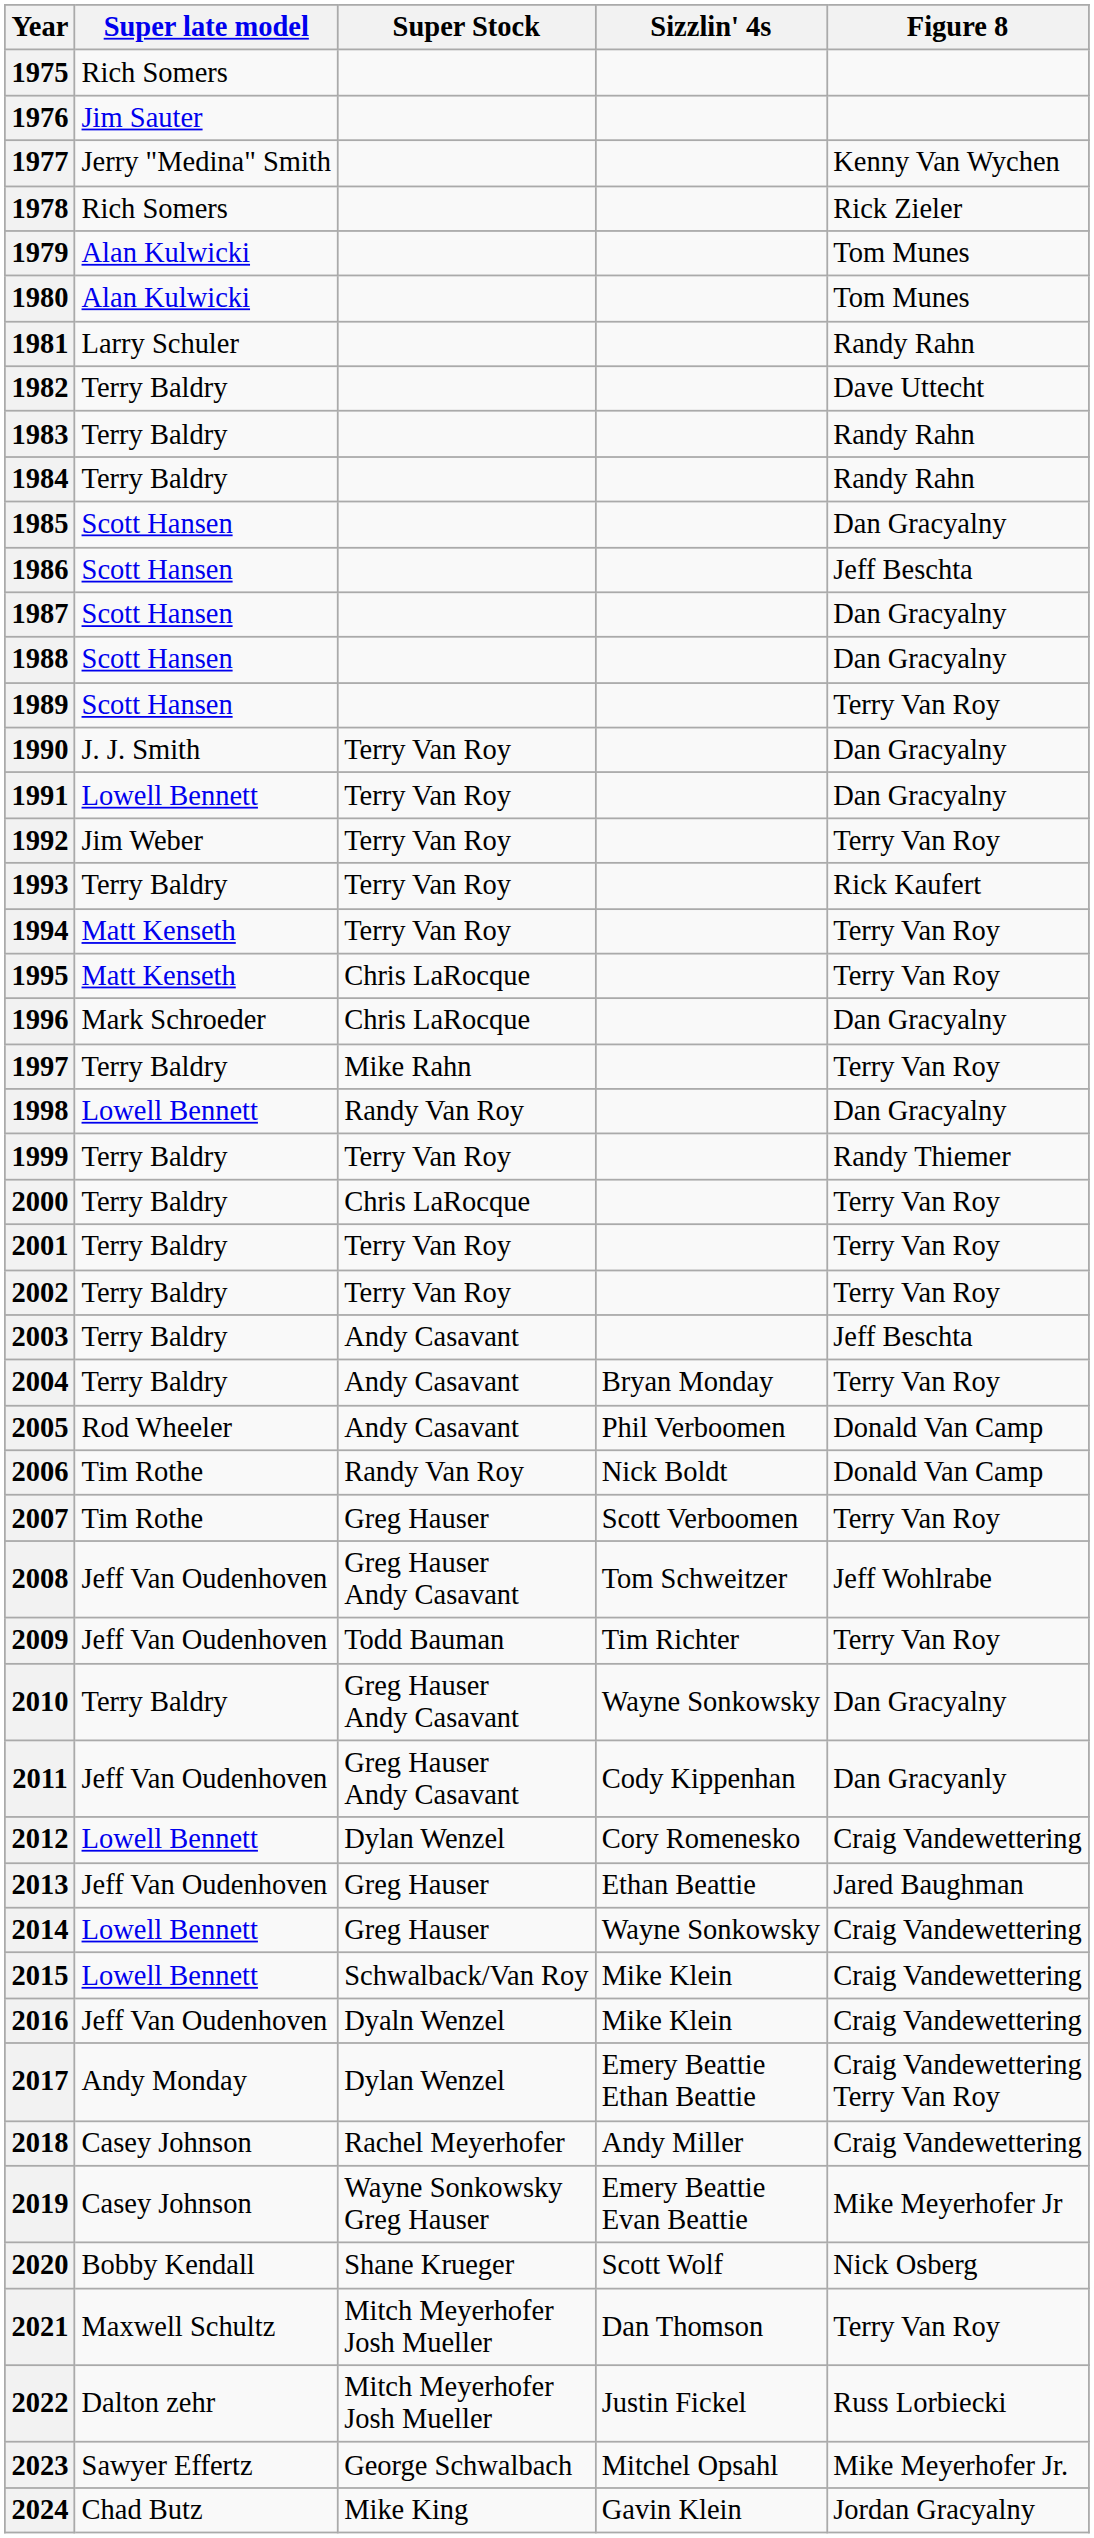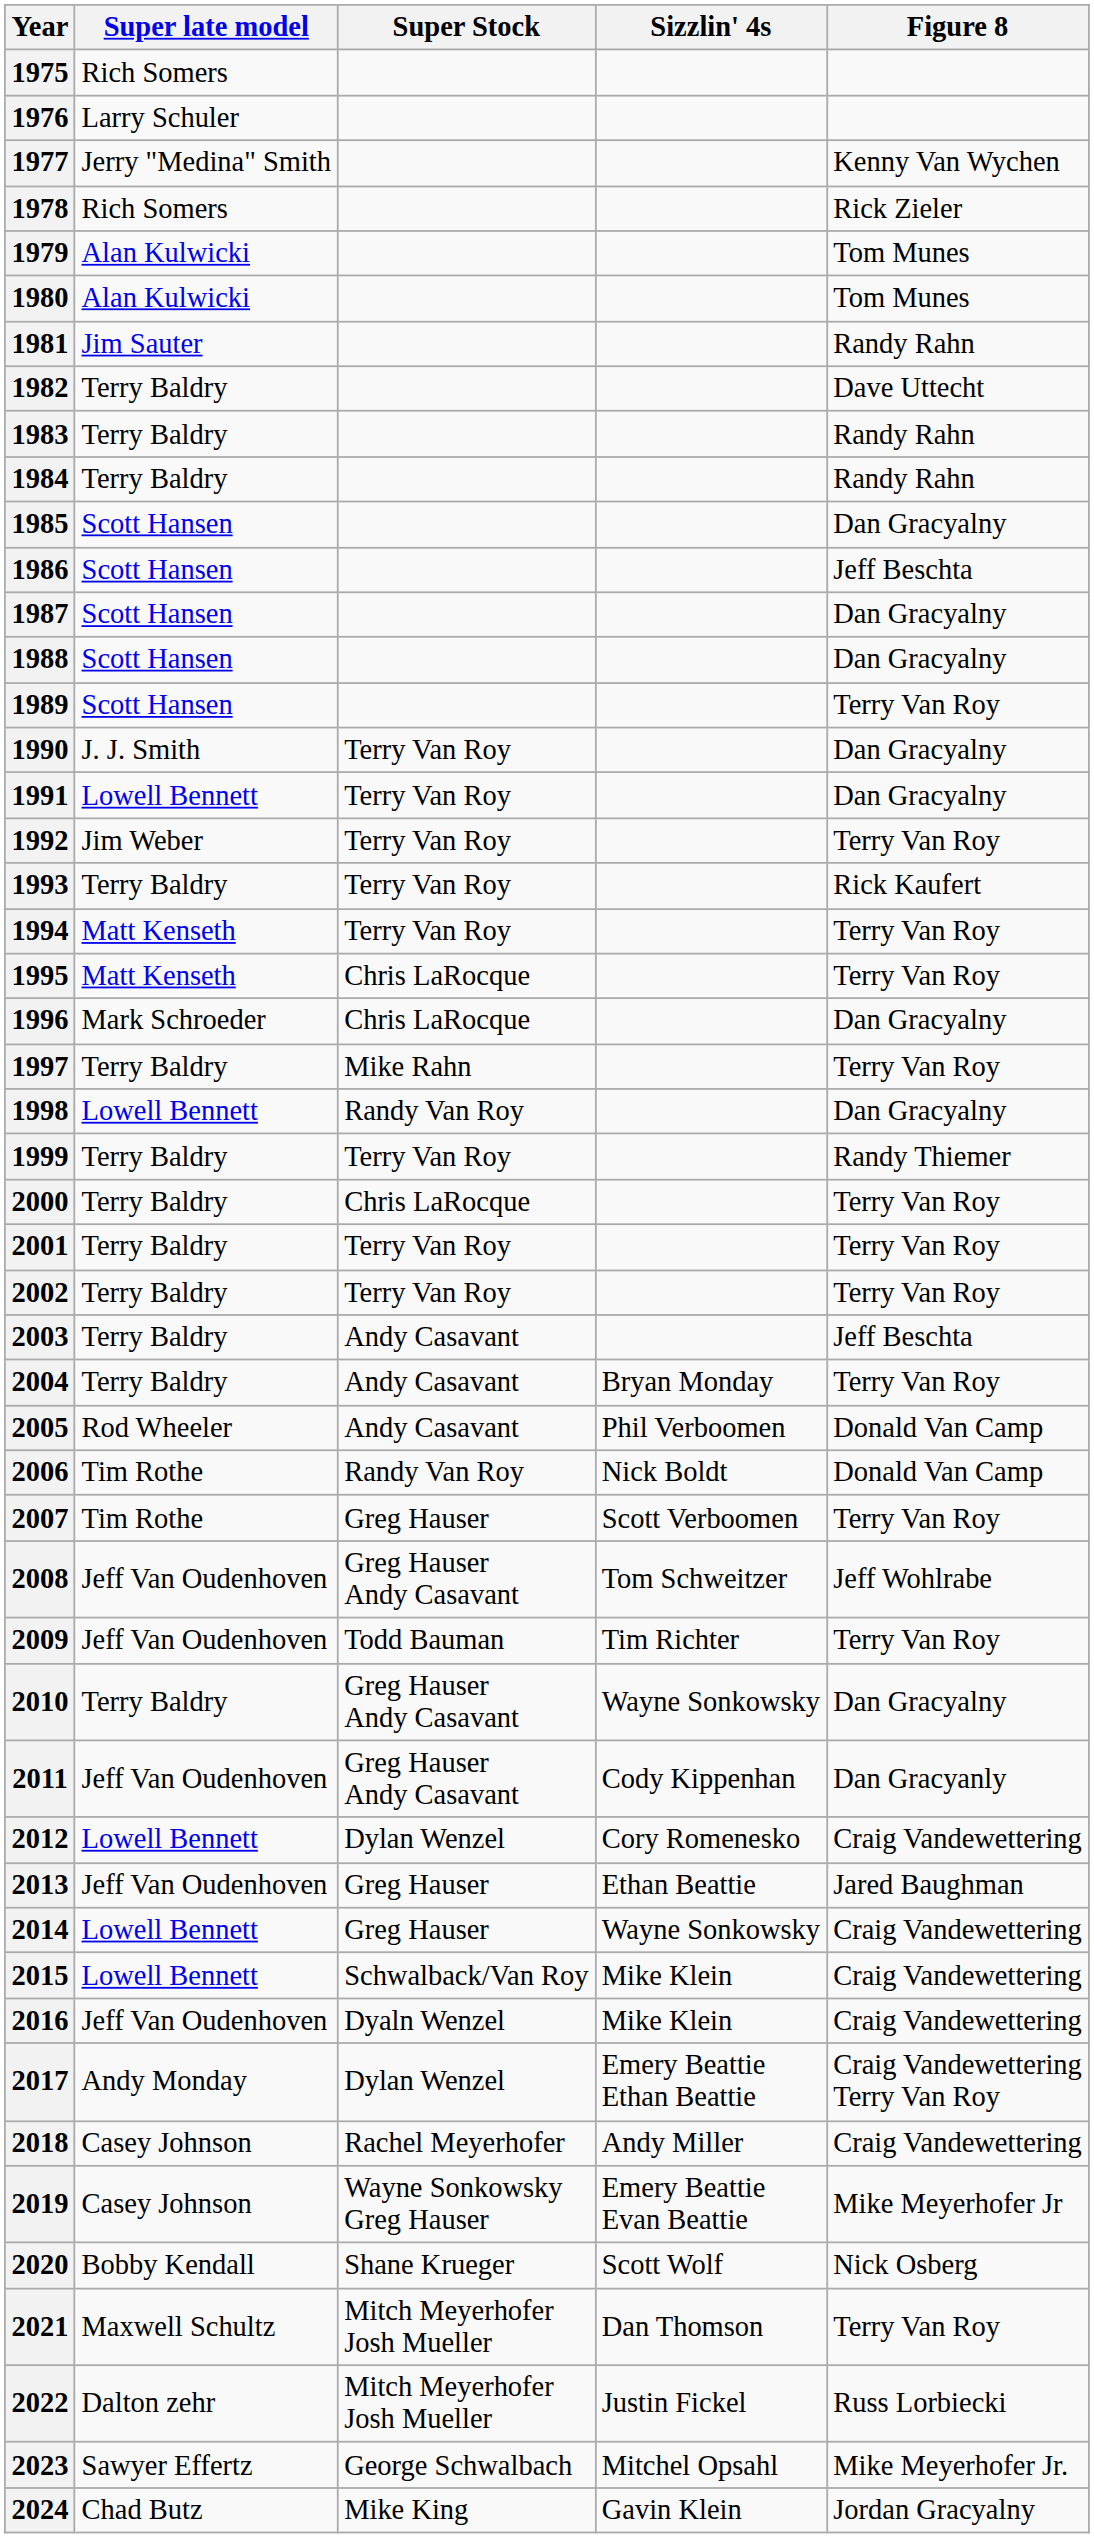(142, 117) Jim Sauter -> (160, 117) Larry Schuler
(160, 343) Larry Schuler -> (142, 343) Jim Sauter
